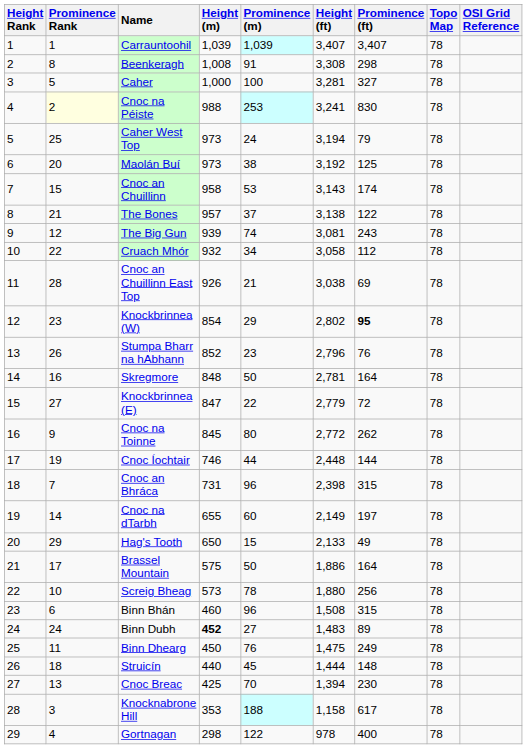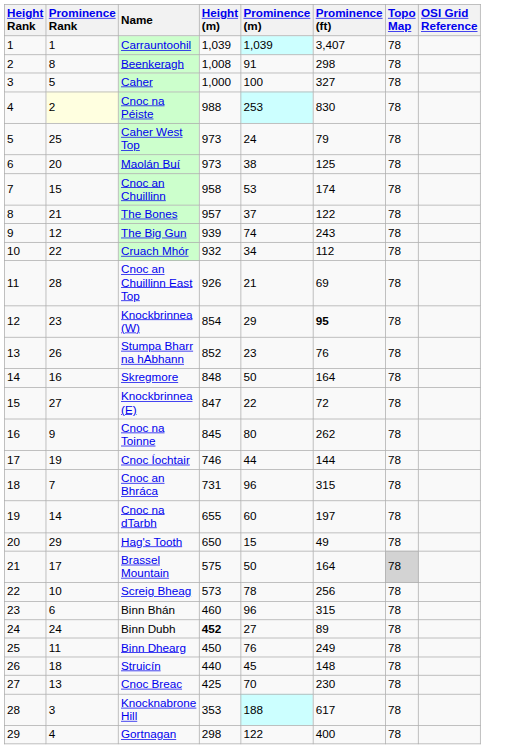- column: (334, 20)
(436, 567) no background -> (394, 567) lightgrey background
